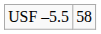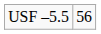(84, 17) 58 -> (84, 17) 56
